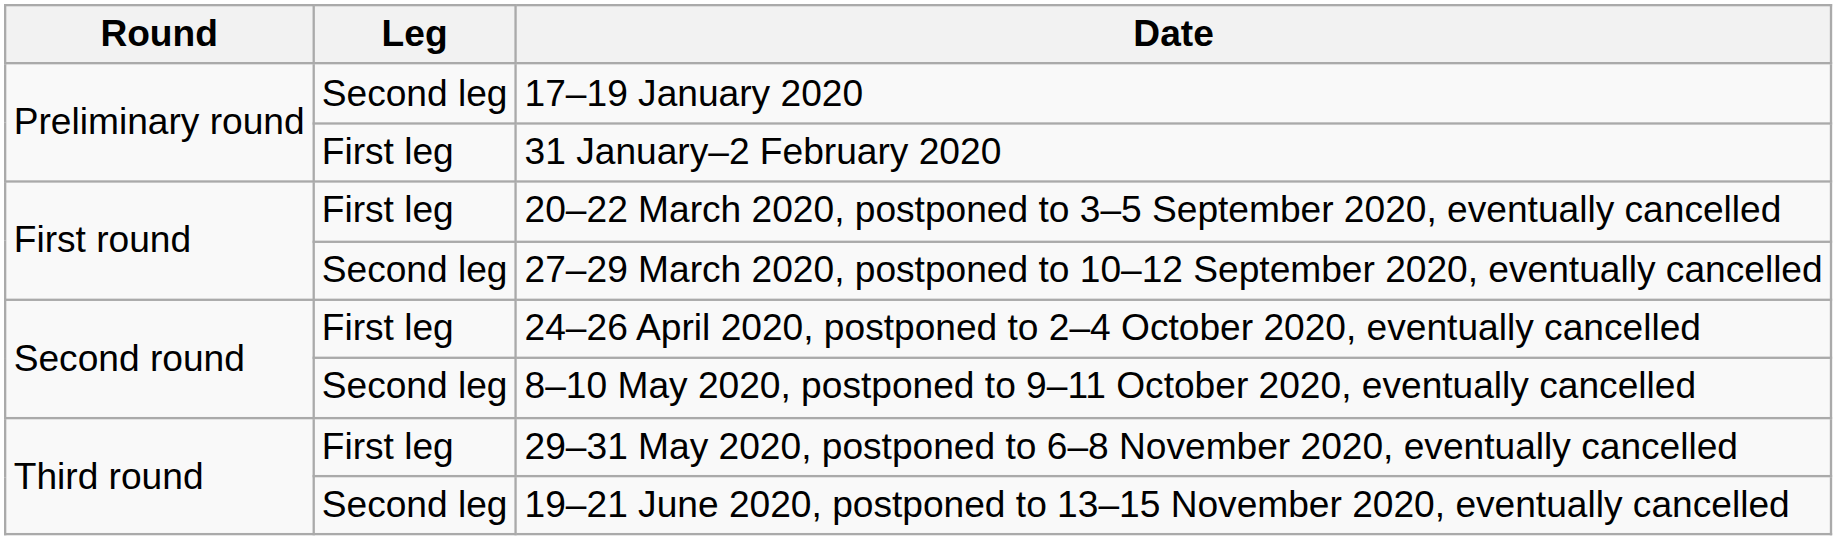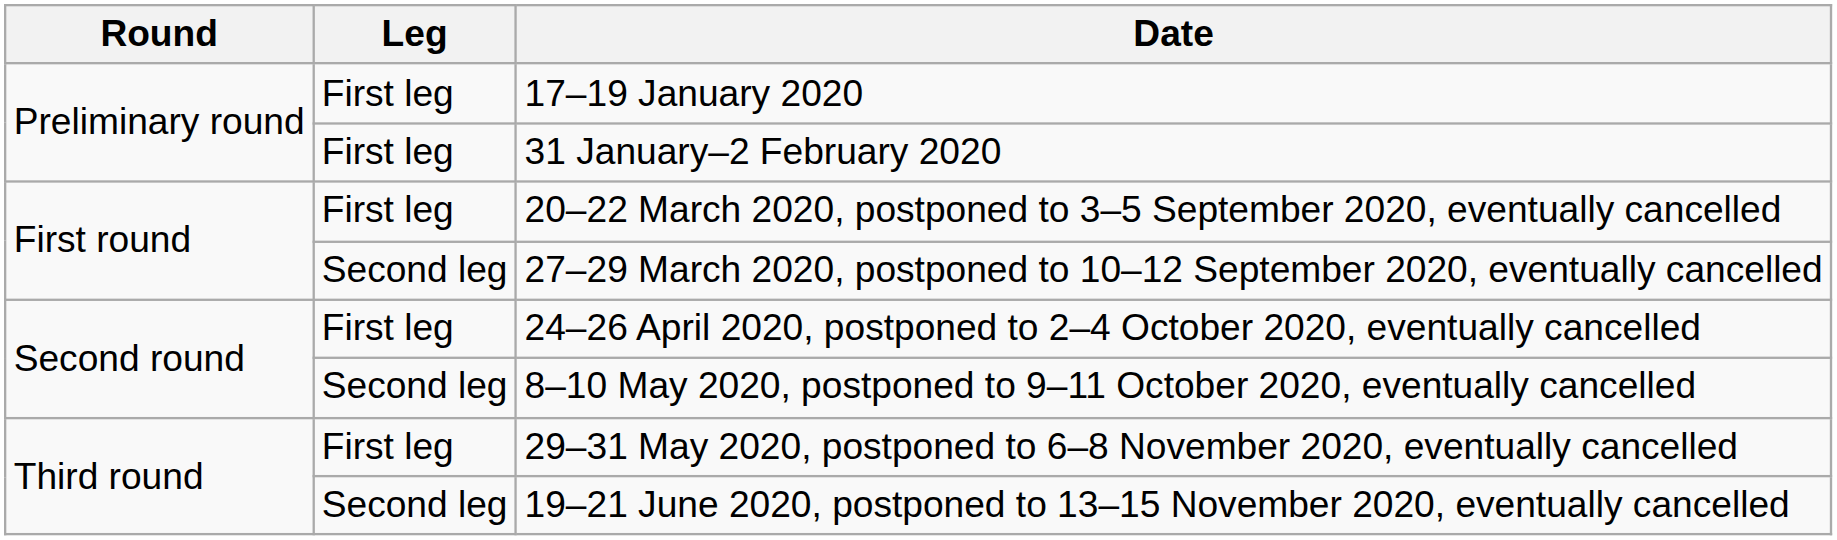(415, 92) Second leg -> (388, 92) First leg
